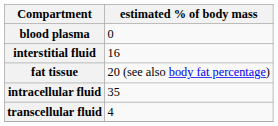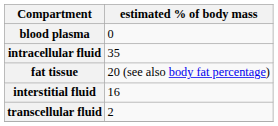rows swapped: (55, 53) <-> (55, 92)
(111, 111) 4 -> (111, 111) 2
